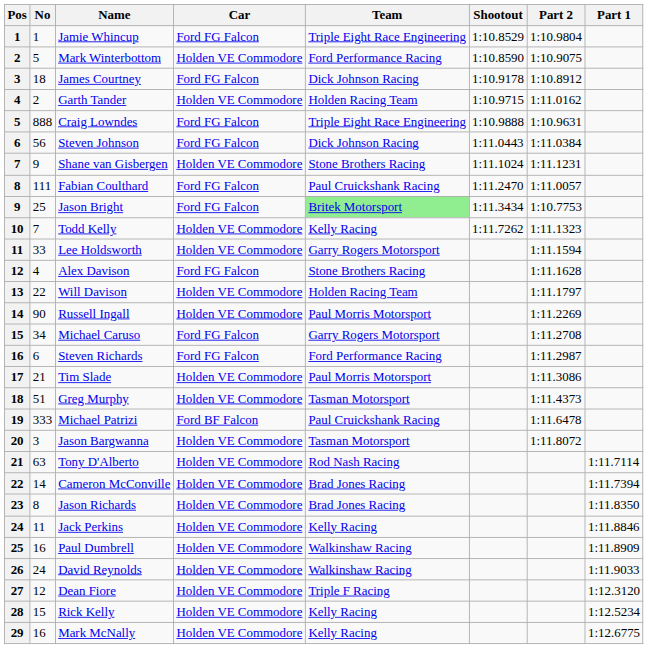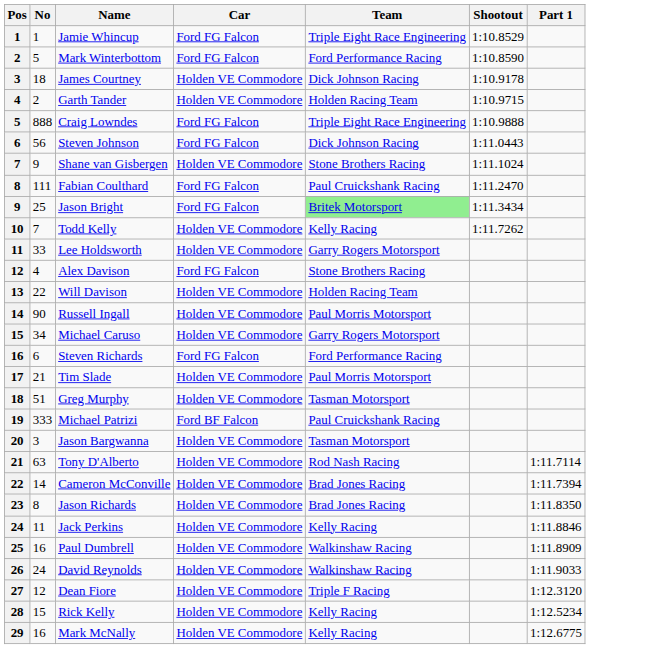- column: (556, 15)
(239, 57) Holden VE Commodore -> (218, 57) Ford FG Falcon
(218, 79) Ford FG Falcon -> (239, 79) Holden VE Commodore
(218, 334) Ford FG Falcon -> (239, 334) Holden VE Commodore
